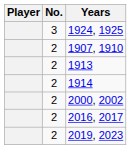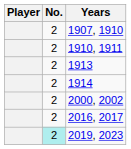- row: (96, 30)
+ row: (95, 48)
(54, 135) no background -> (54, 135) paleturquoise background
